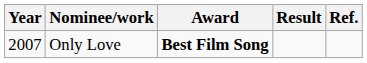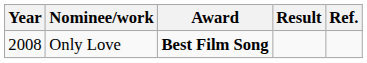(25, 44) 2007 -> (25, 44) 2008
